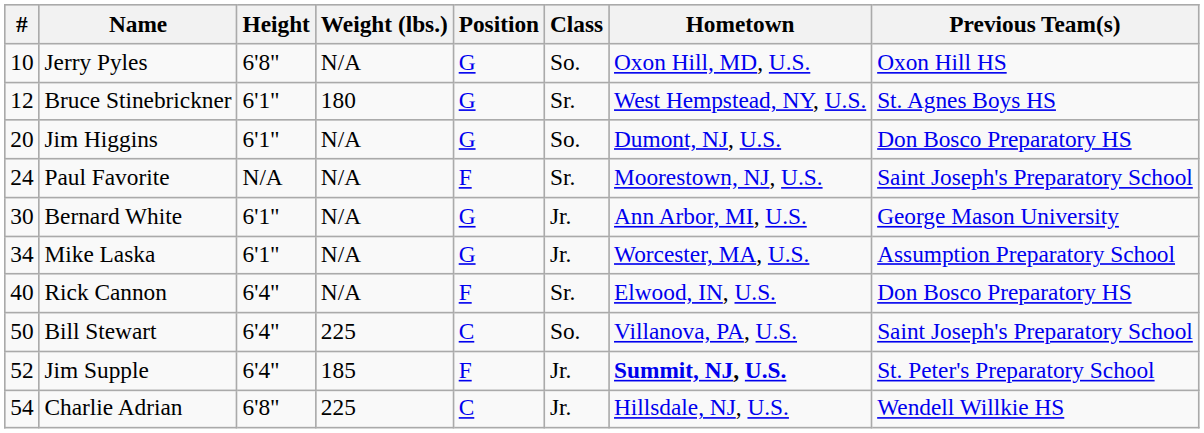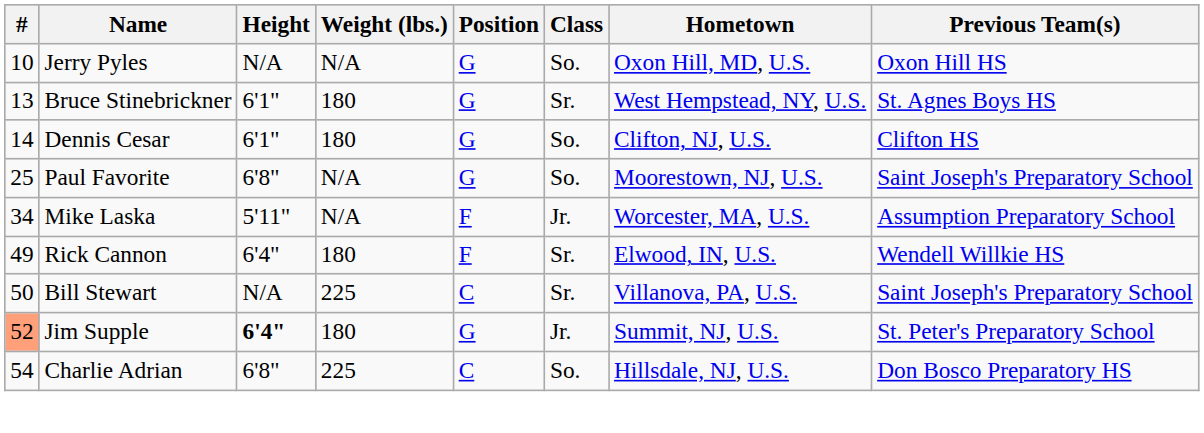(261, 62) 6'8" -> (263, 62) N/A
(22, 101) 12 -> (22, 101) 13
+ row: (107, 139)
- row: (101, 139)
(22, 178) 24 -> (22, 178) 25
(263, 178) N/A -> (261, 178) 6'8"
(465, 178) F -> (467, 178) G
(563, 178) Sr. -> (565, 178) So.
- row: (113, 216)
(261, 254) 6'1" -> (266, 216) 5'11"
(467, 254) G -> (465, 216) F
(22, 293) 40 -> (22, 254) 49
(341, 293) N/A -> (338, 254) 180
(1004, 293) Don Bosco Preparatory HS -> (971, 254) Wendell Willkie HS
(261, 331) 6'4" -> (263, 293) N/A
(565, 331) So. -> (563, 293) Sr.
(22, 370) no background -> (22, 331) lightsalmon background
(261, 370) normal -> (264, 331) bold
(338, 370) 185 -> (338, 331) 180
(465, 370) F -> (467, 331) G
(700, 370) bold -> (696, 331) normal
(561, 408) Jr. -> (565, 370) So.
(971, 408) Wendell Willkie HS -> (1004, 370) Don Bosco Preparatory HS
